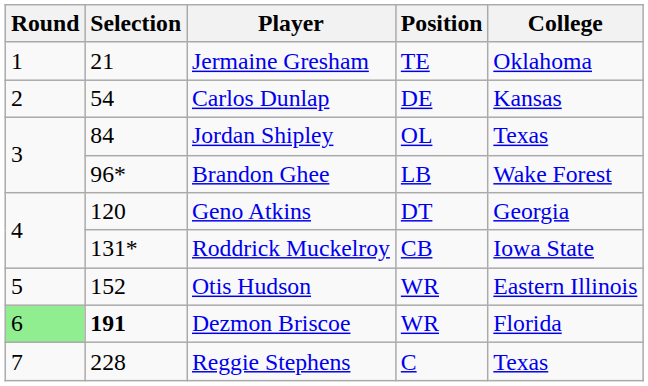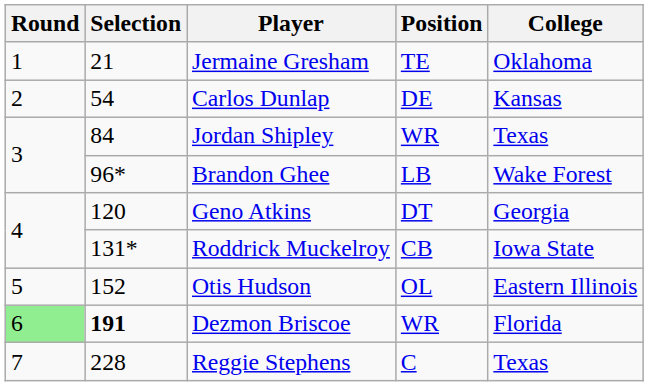(417, 135) OL -> (420, 135) WR
(420, 286) WR -> (417, 286) OL
